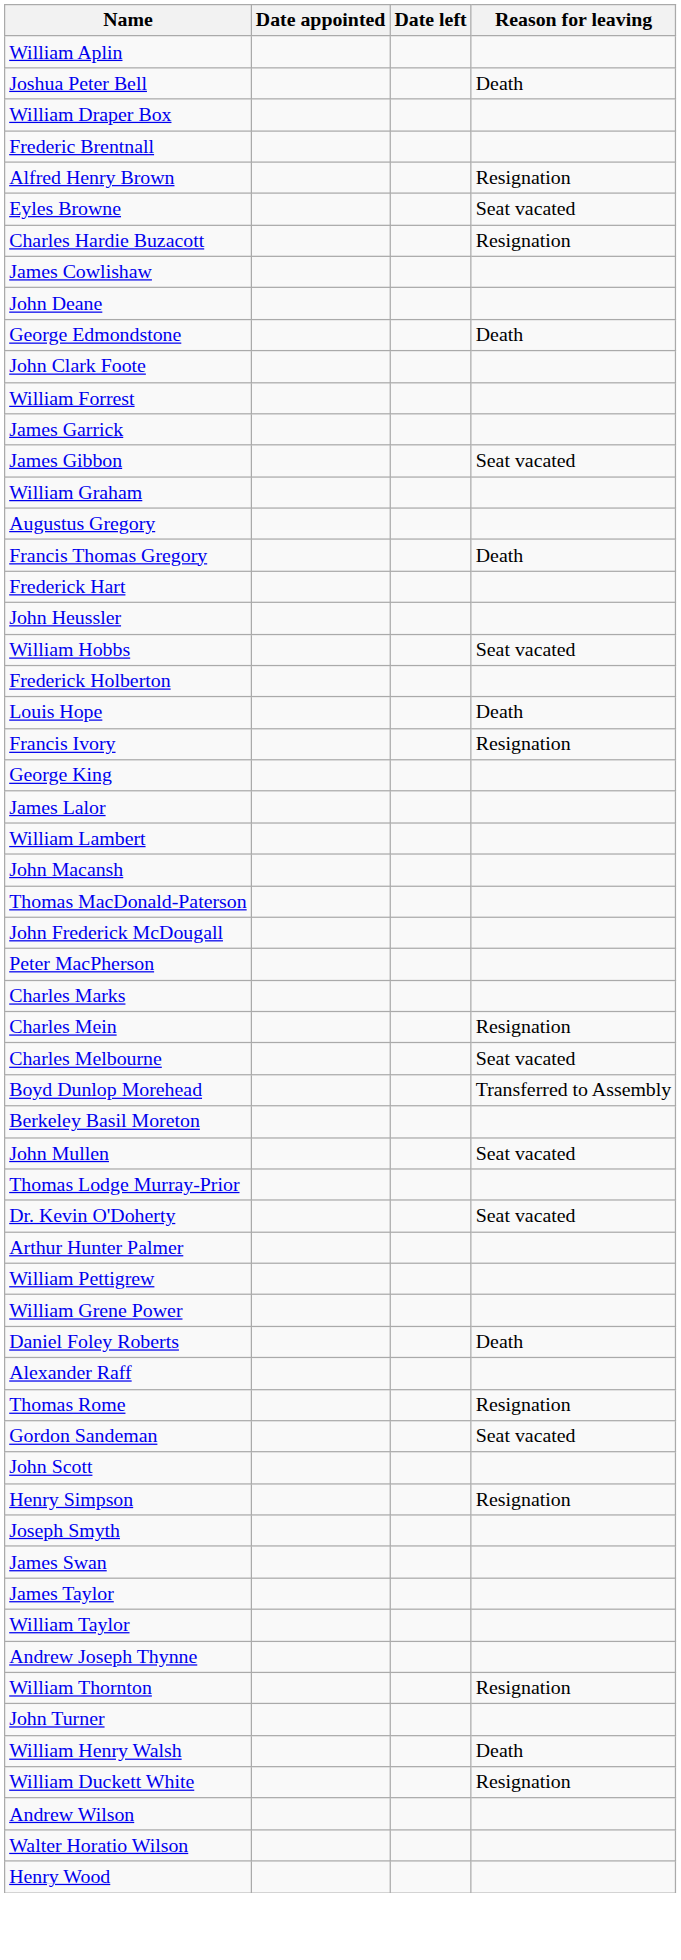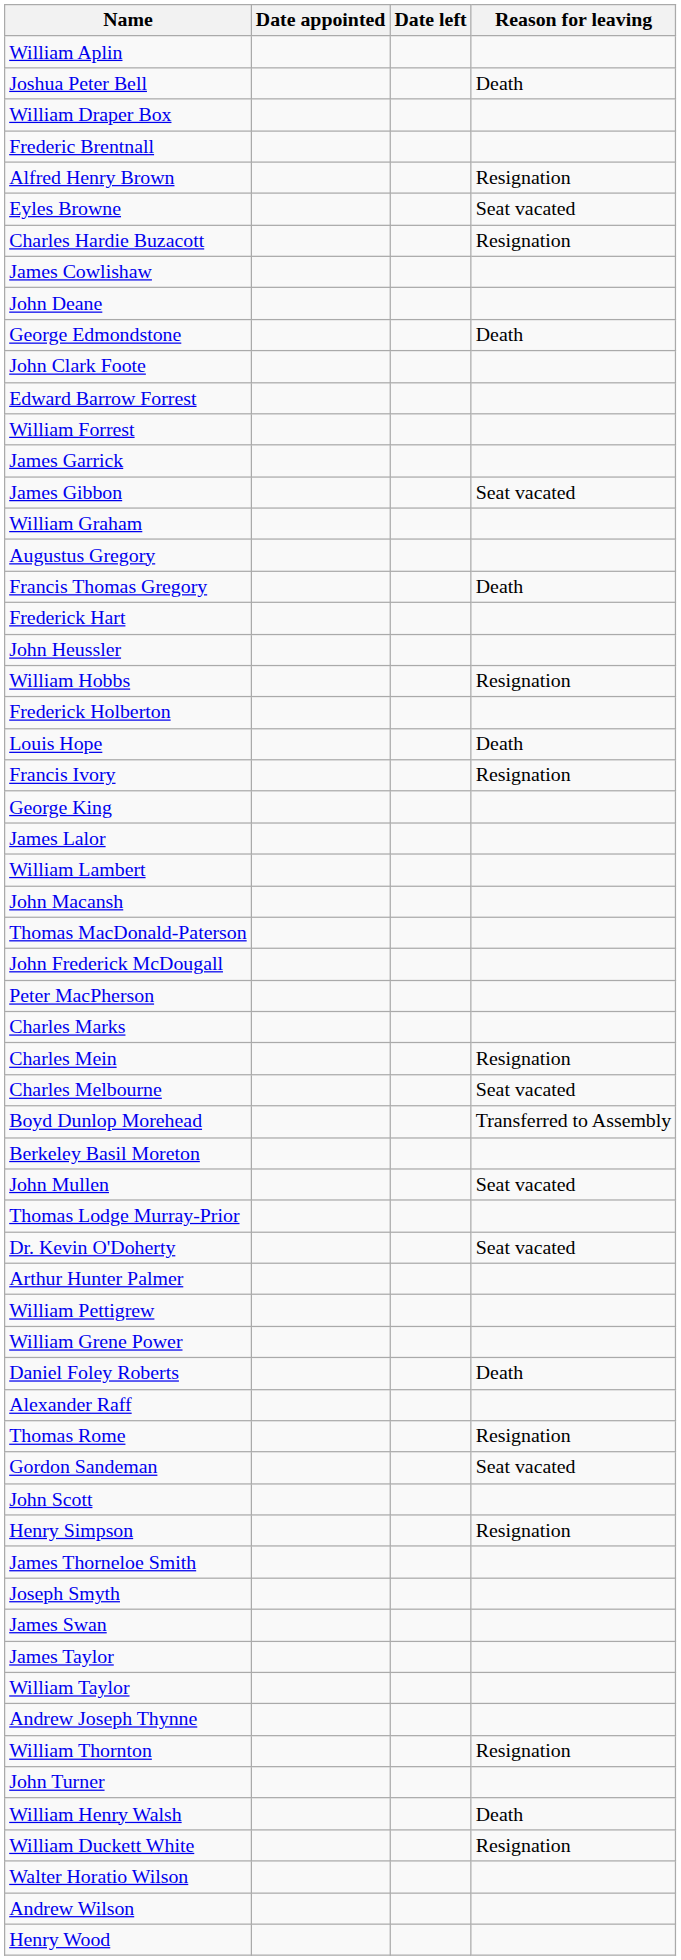+ row: (103, 397)
(526, 649) Seat vacated -> (523, 680) Resignation
+ row: (103, 1562)
rows swapped: (72, 1813) <-> (99, 1845)
